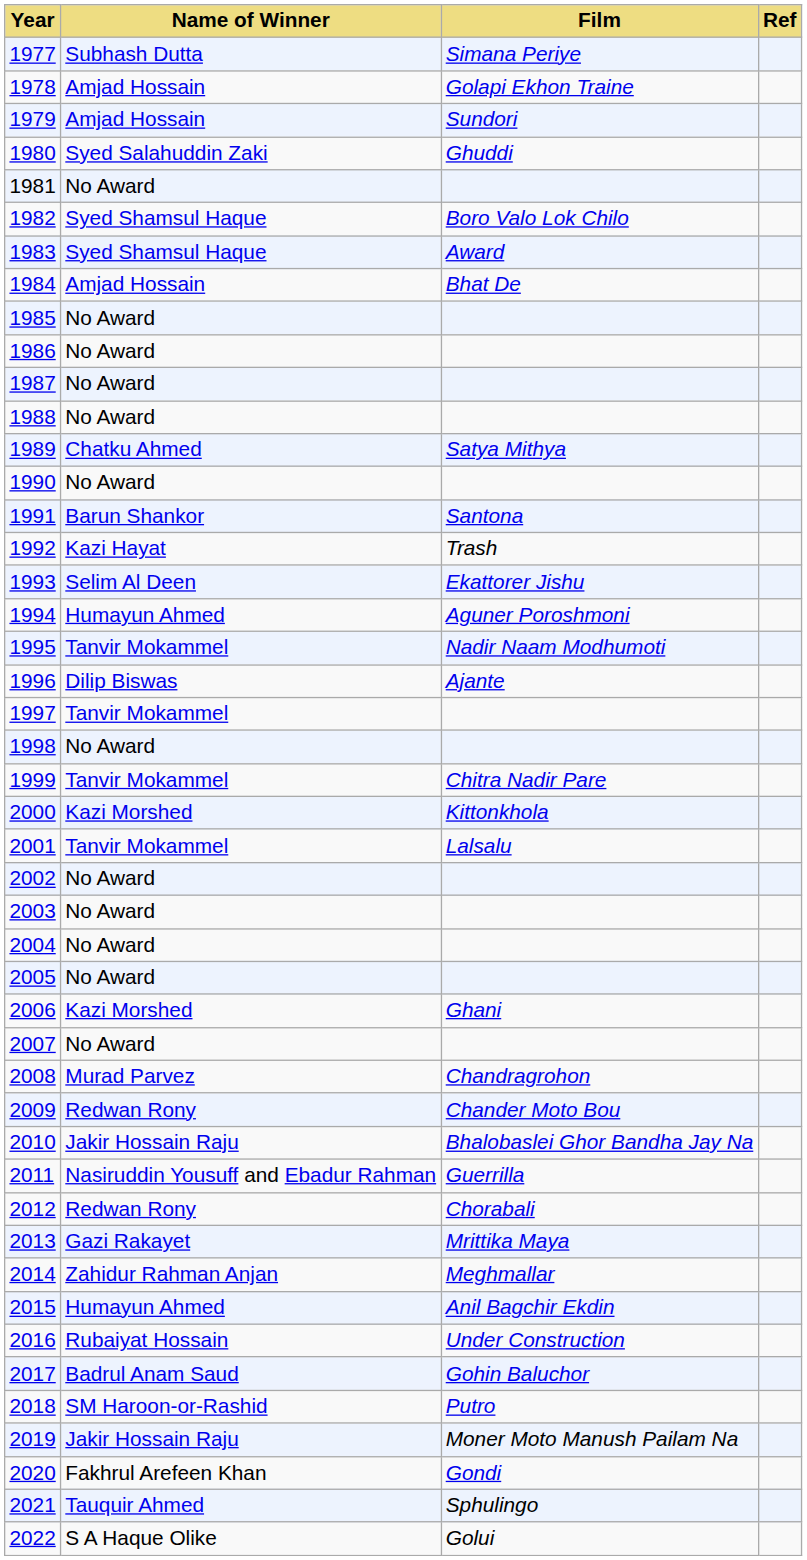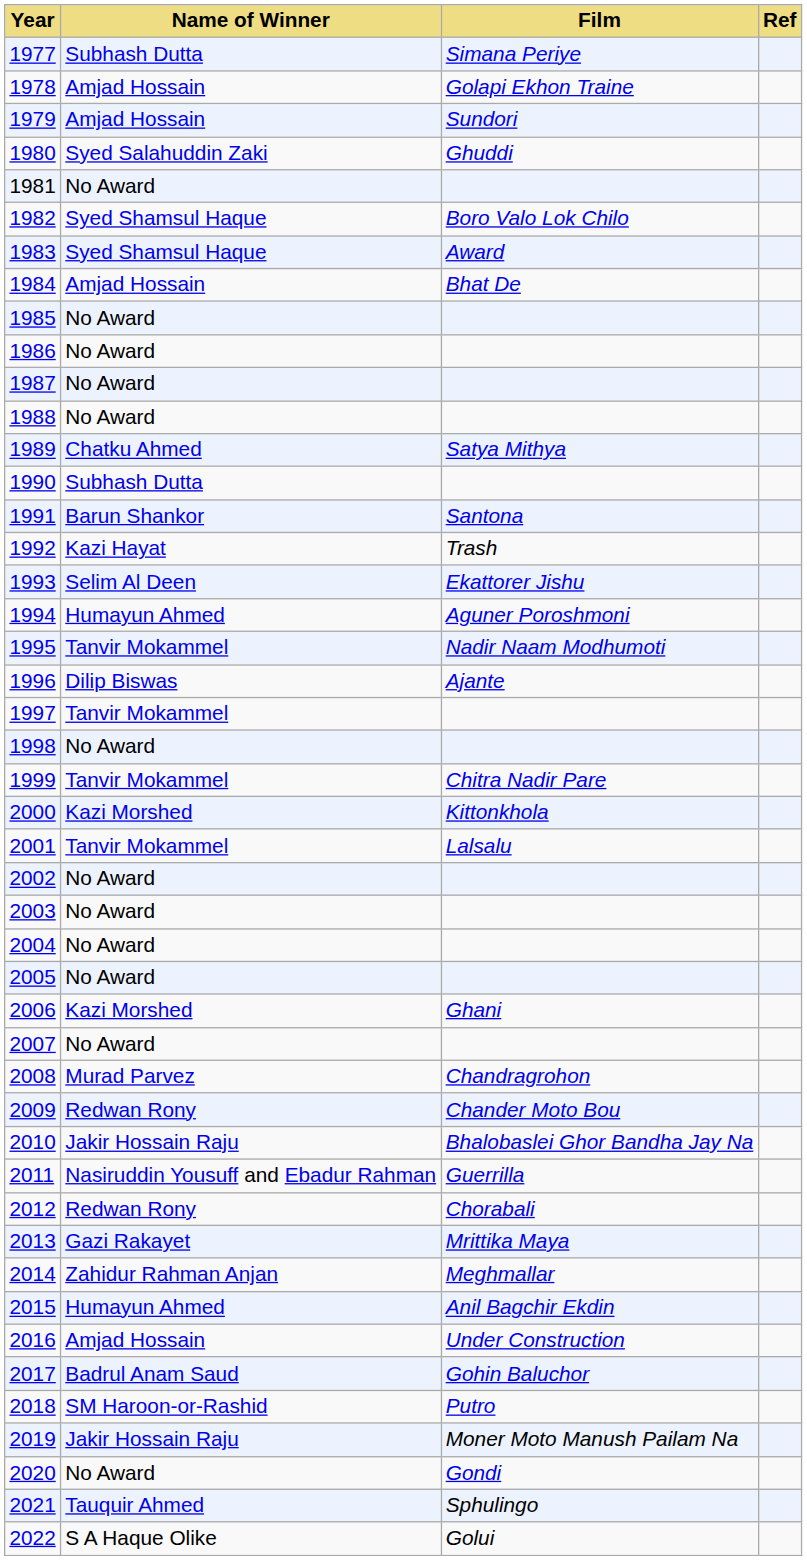(110, 482) No Award -> (134, 482) Subhash Dutta
(147, 1340) Rubaiyat Hossain -> (135, 1340) Amjad Hossain
(166, 1472) Fakhrul Arefeen Khan -> (110, 1472) No Award
